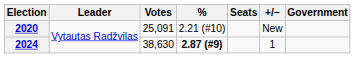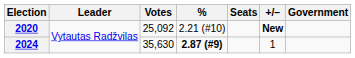(158, 28) 25,091 -> (158, 28) 25,092
(272, 28) normal -> (273, 28) bold
(158, 45) 38,630 -> (158, 45) 35,630
